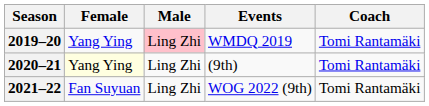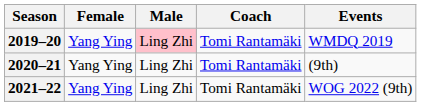columns swapped: (370, 16) <-> (260, 16)
(100, 64) lightyellow background -> (100, 64) no background
(104, 88) Fan Suyuan -> (100, 88) Yang Ying
